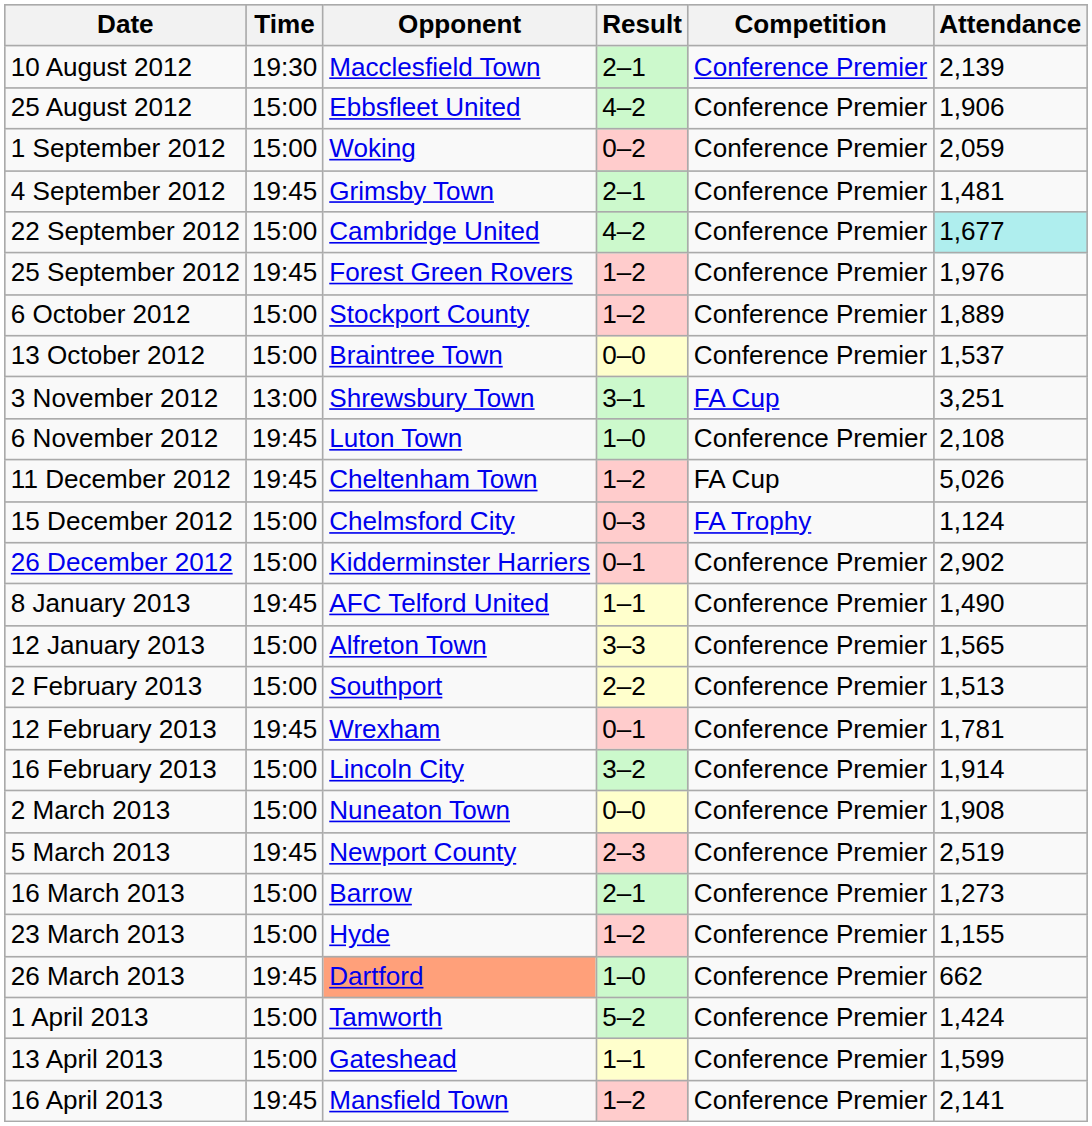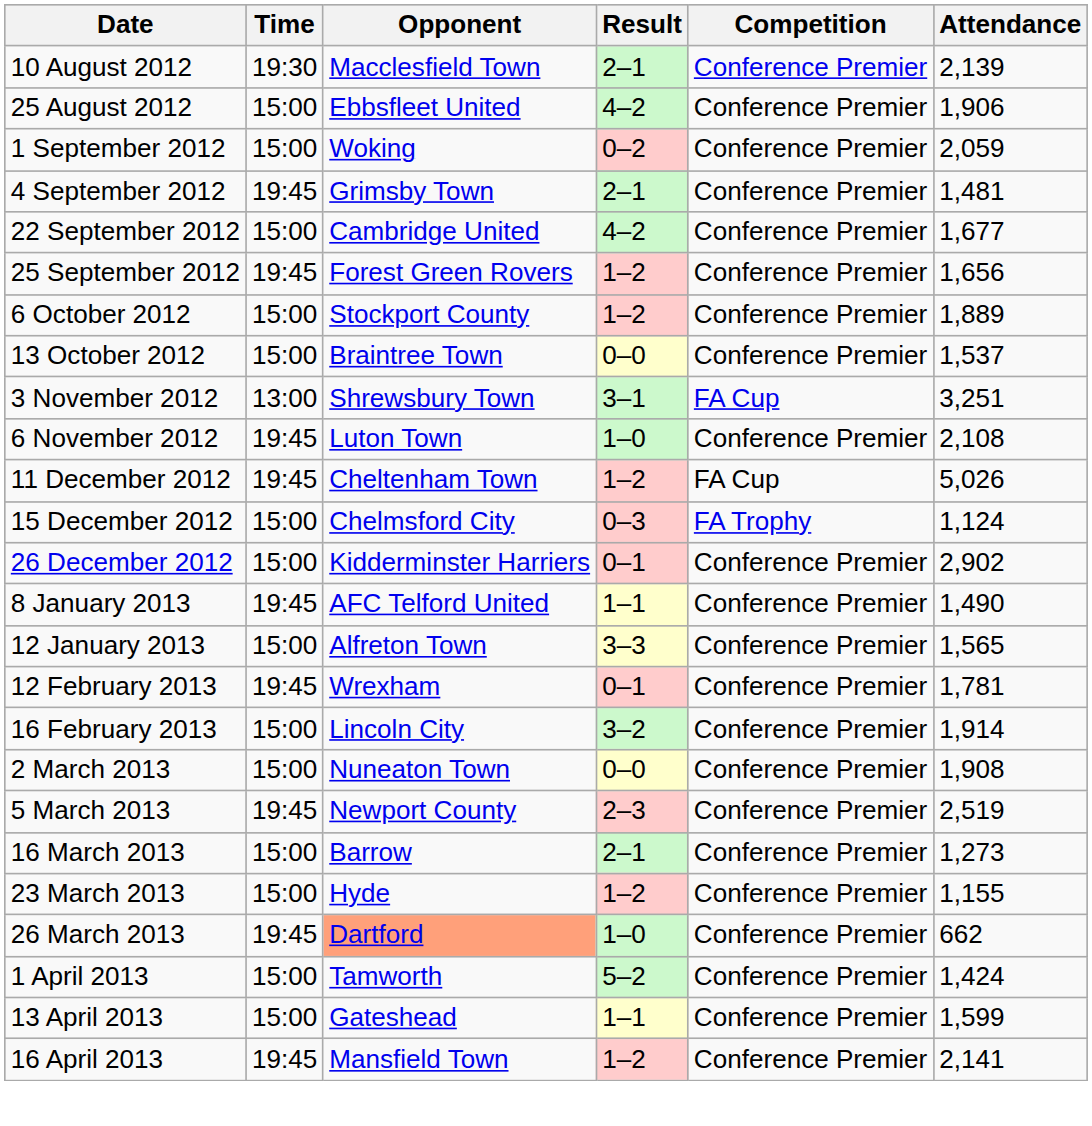(972, 231) paleturquoise background -> (972, 231) no background
(972, 273) 1,976 -> (972, 273) 1,656
- row: (107, 686)
